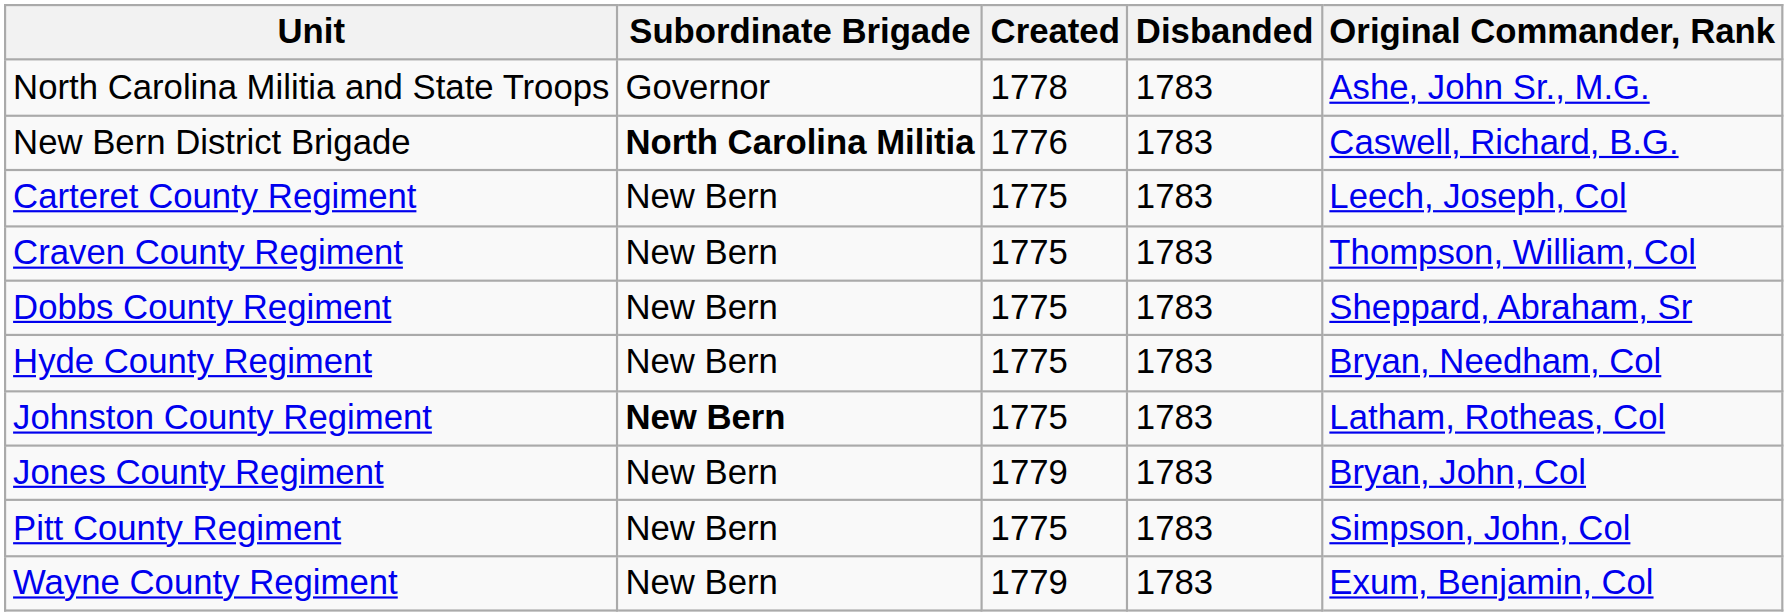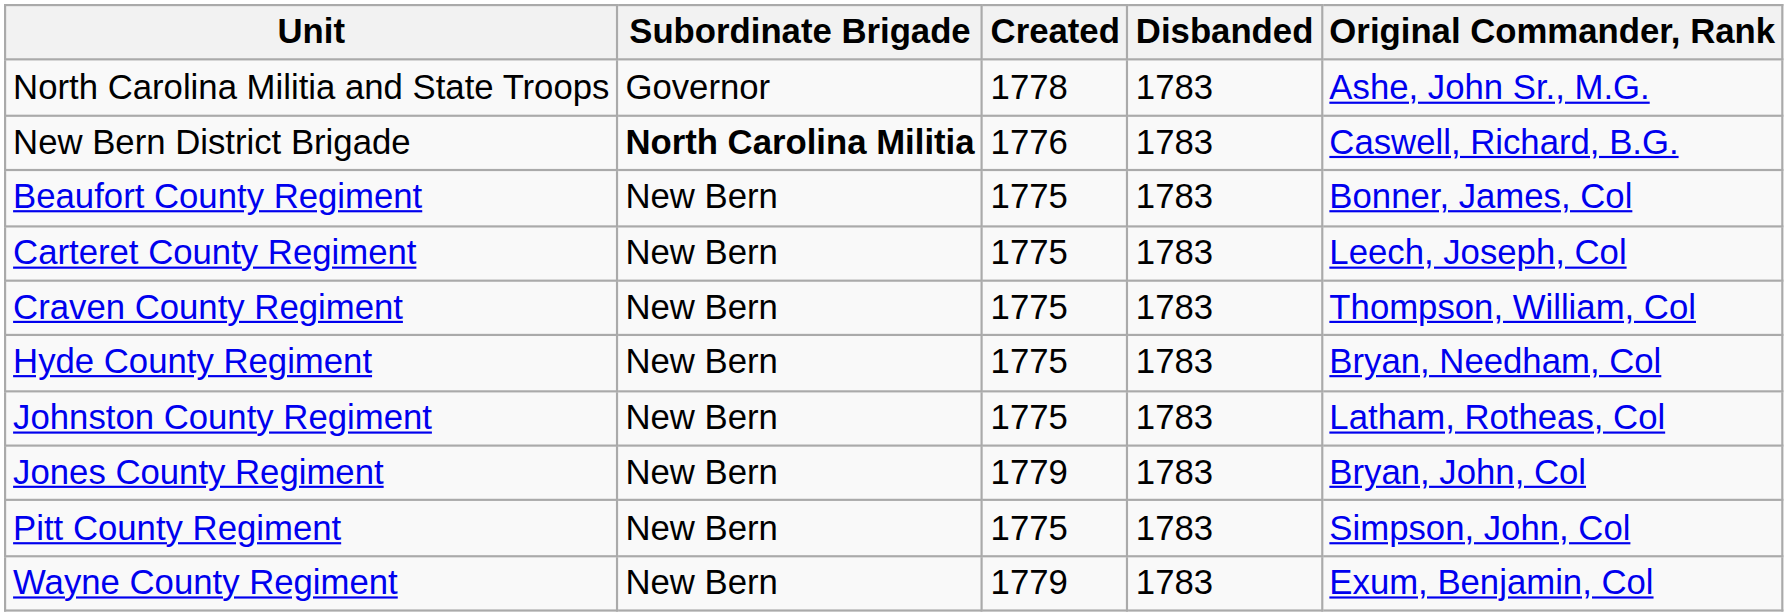+ row: (218, 197)
- row: (202, 307)
(705, 417) bold -> (702, 417) normal
